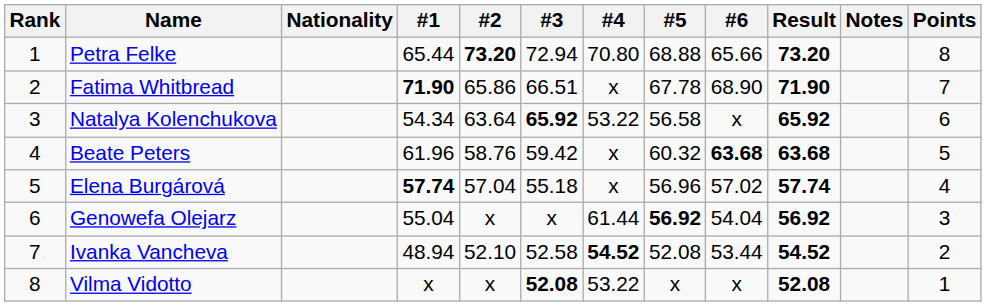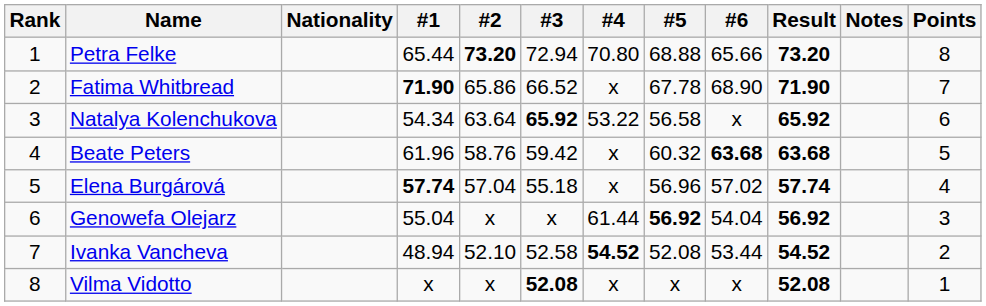(552, 86) 66.51 -> (552, 86) 66.52
(613, 284) 53.22 -> (613, 284) x
